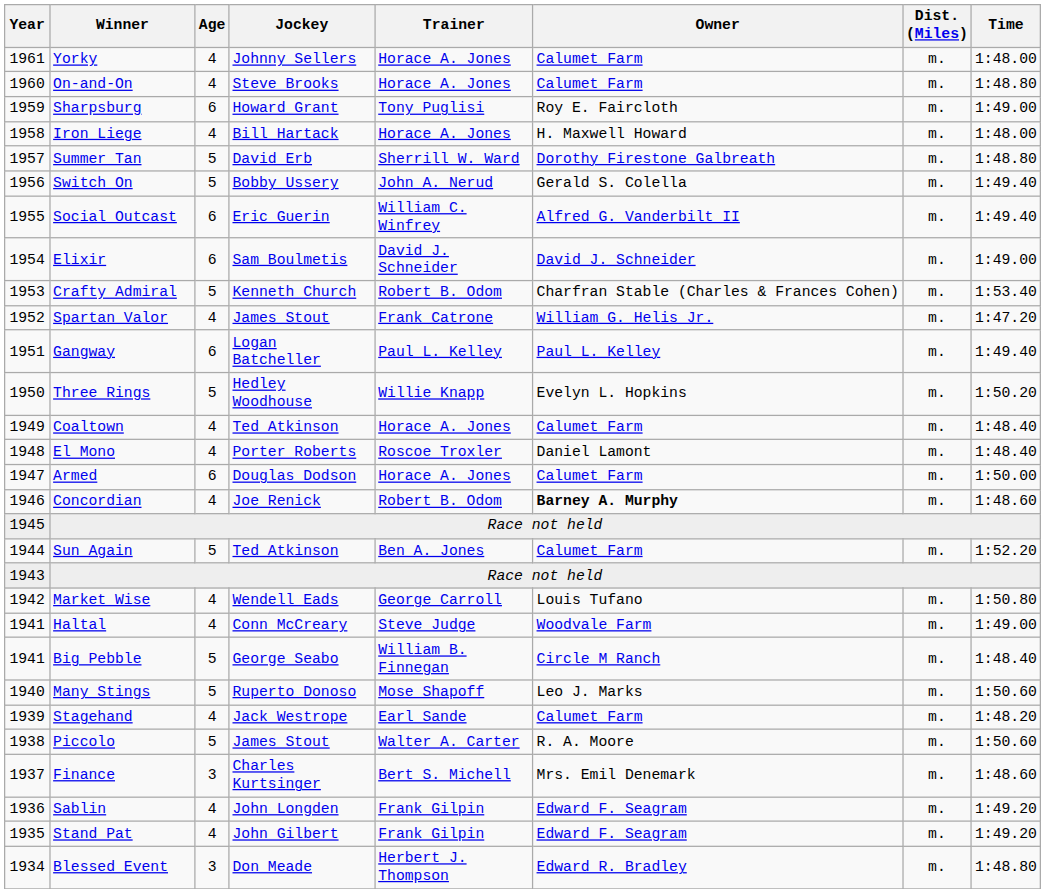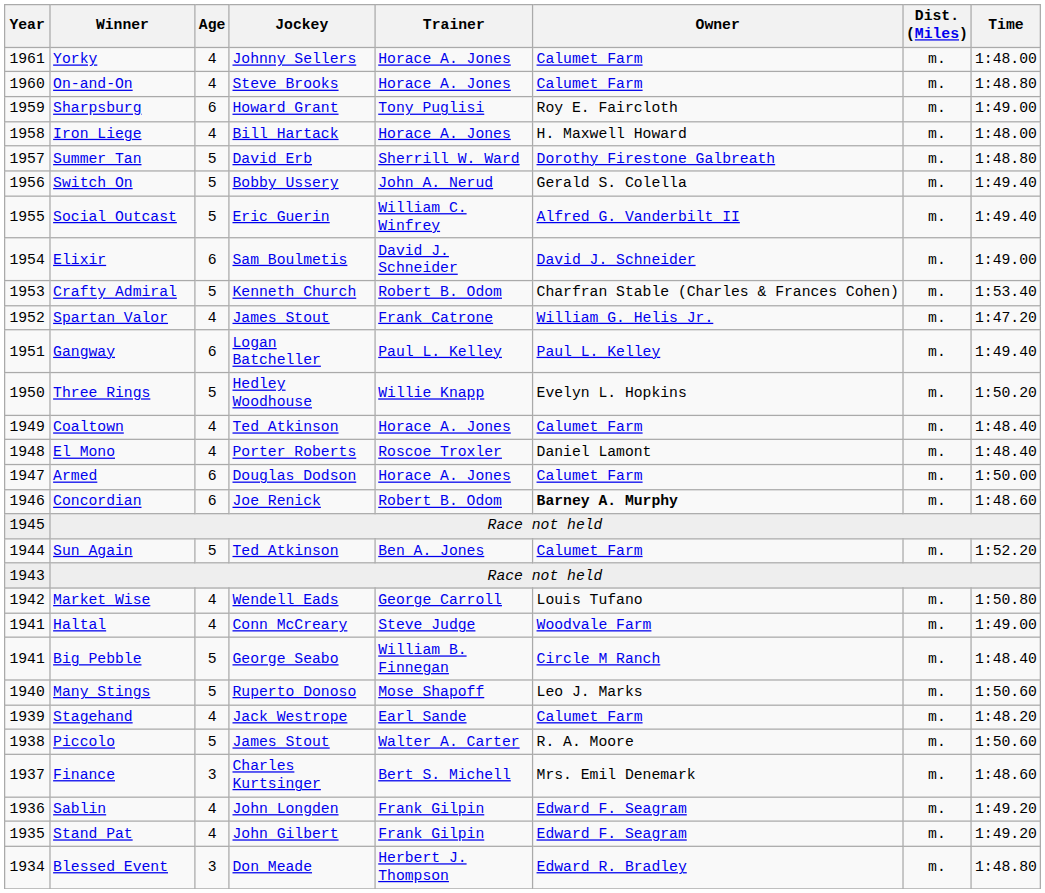(212, 217) 6 -> (212, 217) 5
(212, 501) 4 -> (212, 501) 6
